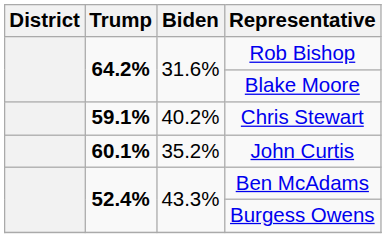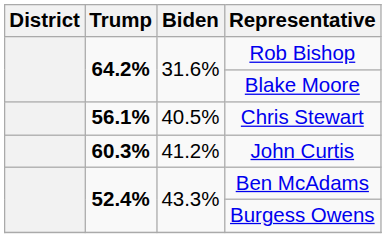(121, 118) 59.1% -> (121, 118) 56.1%
(190, 118) 40.2% -> (190, 118) 40.5%
(121, 150) 60.1% -> (121, 150) 60.3%
(190, 150) 35.2% -> (190, 150) 41.2%
